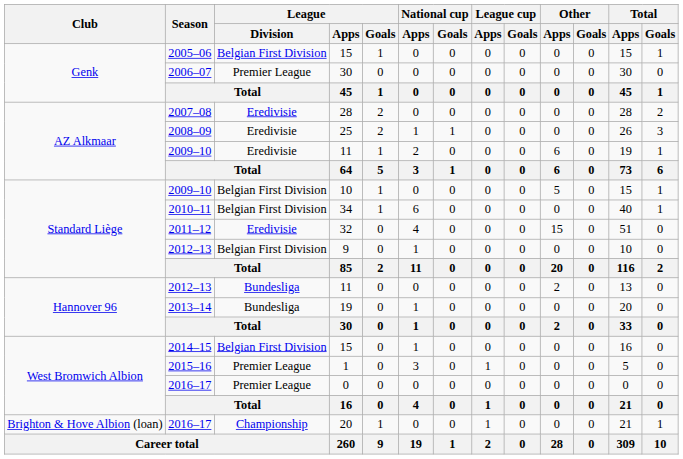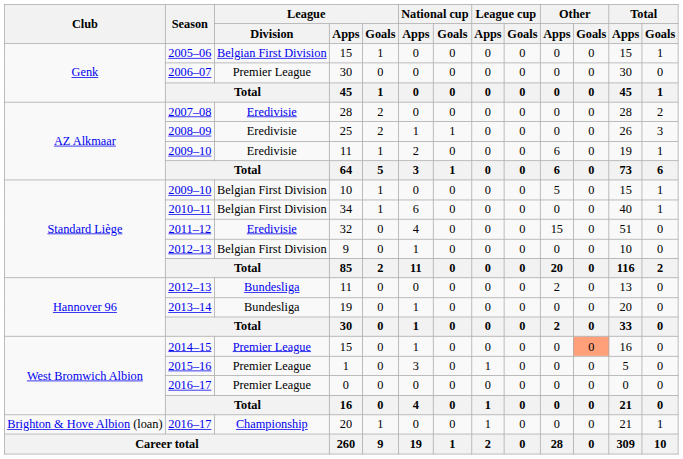(272, 346) Belgian First Division -> (272, 346) Premier League
(591, 346) no background -> (591, 346) lightsalmon background
